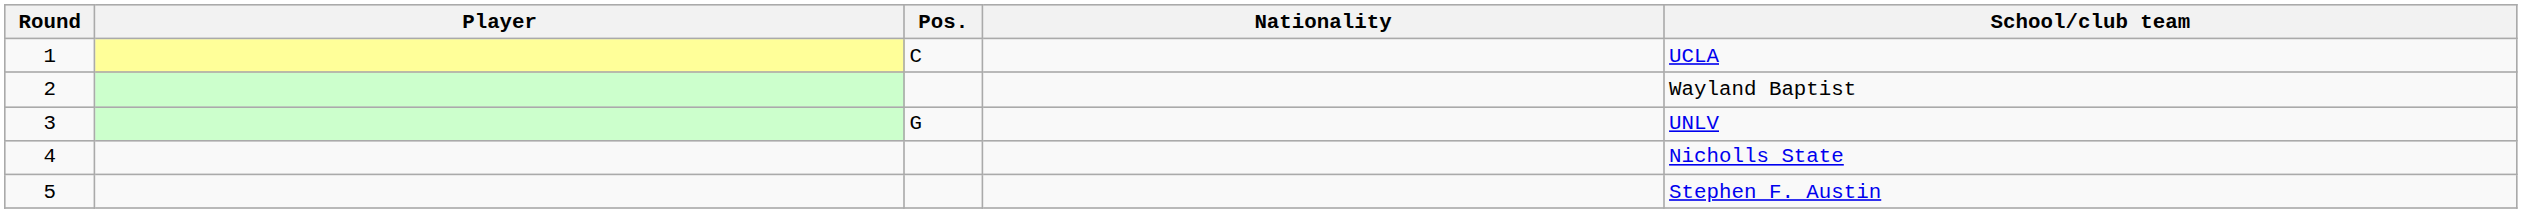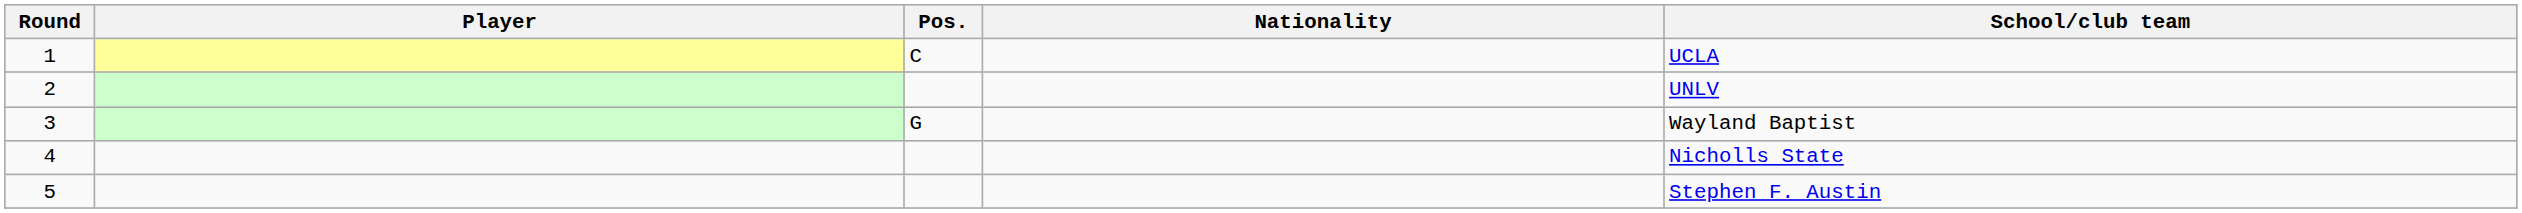(1763, 90) Wayland Baptist -> (1694, 90) UNLV
(1694, 123) UNLV -> (1763, 123) Wayland Baptist
